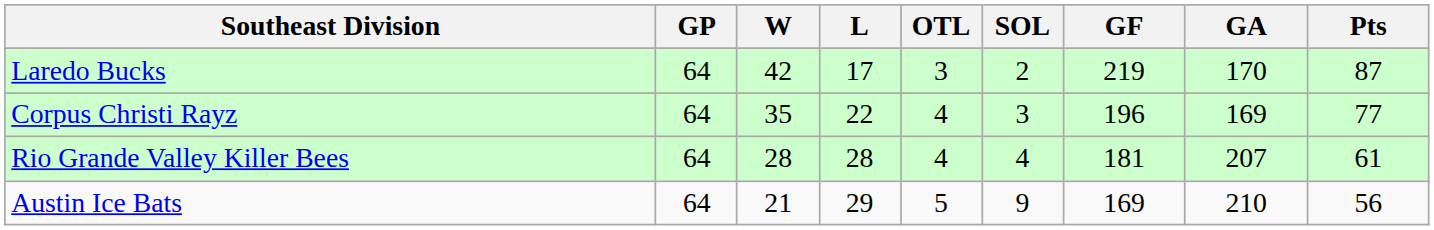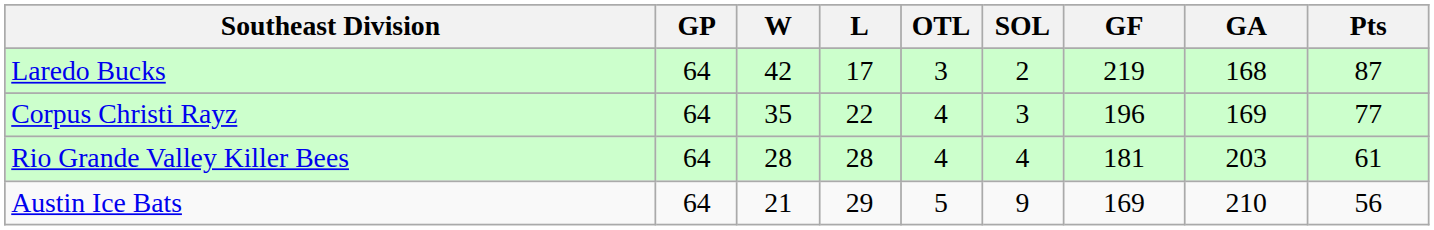(1246, 70) 170 -> (1246, 70) 168
(1246, 158) 207 -> (1246, 158) 203
